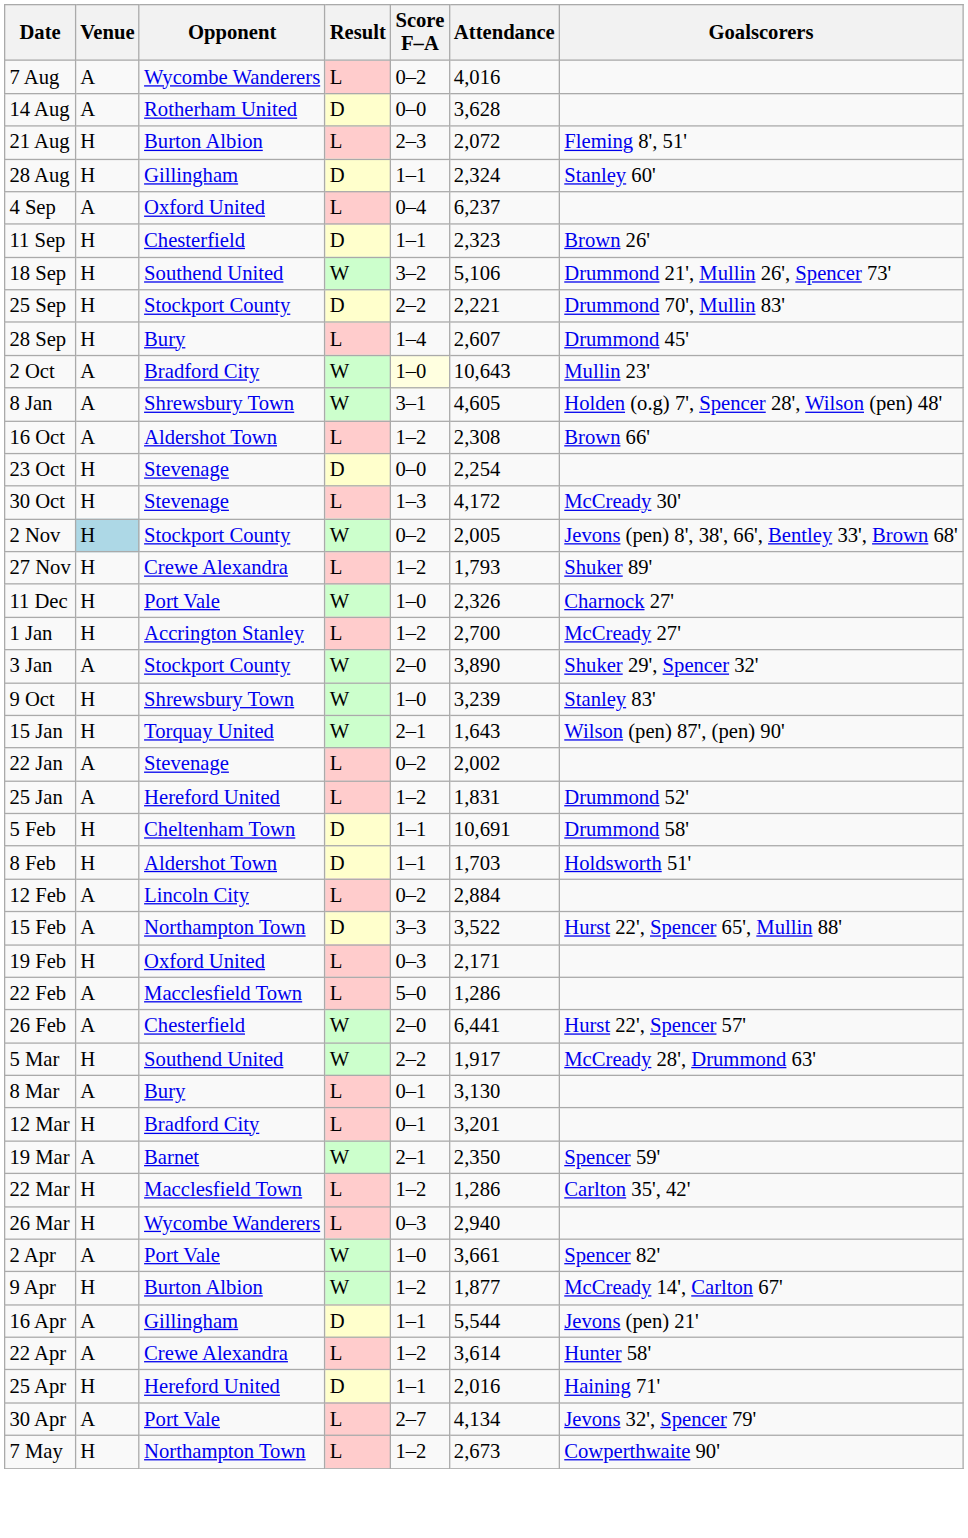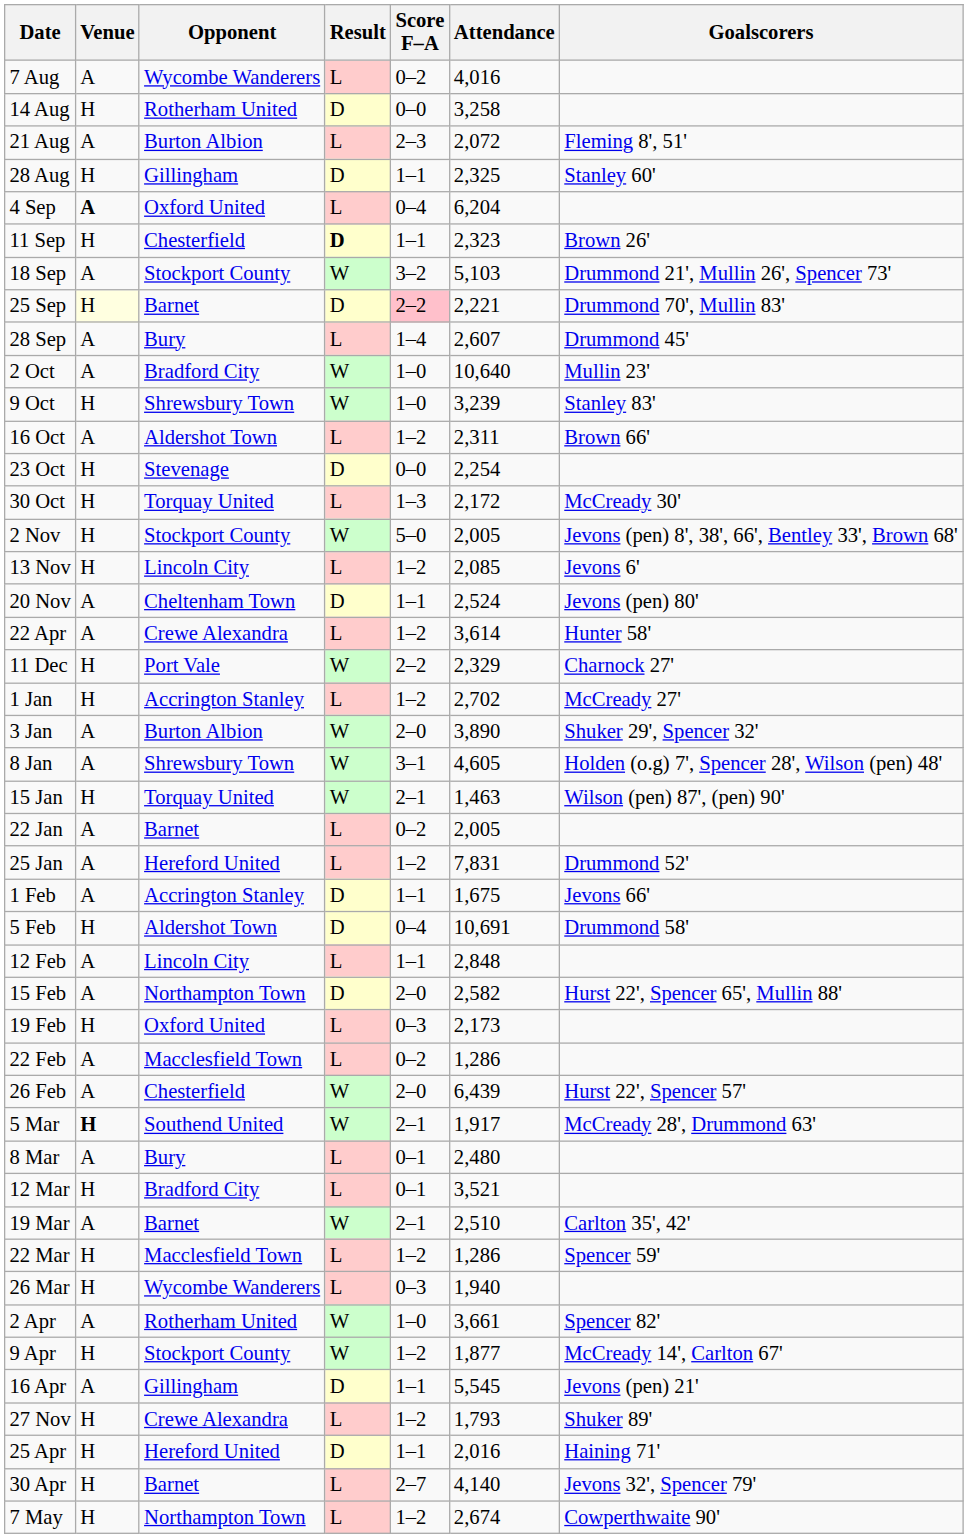(88, 109) A -> (88, 109) H
(477, 109) 3,628 -> (477, 109) 3,258
(88, 142) H -> (88, 142) A
(477, 175) 2,324 -> (477, 175) 2,325
(88, 207) normal -> (88, 207) bold
(477, 207) 6,237 -> (477, 207) 6,204
(337, 240) normal -> (337, 240) bold
(88, 273) H -> (88, 273) A
(214, 273) Southend United -> (217, 273) Stockport County
(477, 273) 5,106 -> (477, 273) 5,103
(88, 305) no background -> (88, 305) lightyellow background
(217, 305) Stockport County -> (172, 305) Barnet
(411, 305) no background -> (411, 305) pink background
(88, 338) H -> (88, 338) A
(411, 371) lightyellow background -> (411, 371) no background
(482, 371) 10,643 -> (482, 371) 10,640
rows swapped: (32, 698) <-> (31, 404)
(477, 436) 2,308 -> (477, 436) 2,311
(186, 502) Stevenage -> (209, 502) Torquay United
(477, 502) 4,172 -> (477, 502) 2,172
(88, 535) lightblue background -> (88, 535) no background
(411, 535) 0–2 -> (411, 535) 5–0
+ row: (40, 567)
+ row: (40, 600)
rows swapped: (40, 567) <-> (38, 1353)
(411, 600) 1–0 -> (411, 666) 2–2
(477, 600) 2,326 -> (477, 666) 2,329
(477, 633) 2,700 -> (477, 698) 2,702
(217, 666) Stockport County -> (203, 731) Burton Albion
(477, 731) 1,643 -> (477, 796) 1,463
(186, 764) Stevenage -> (172, 829) Barnet
(477, 764) 2,002 -> (477, 829) 2,005
(477, 796) 1,831 -> (477, 862) 7,831
+ row: (33, 895)
(220, 829) Cheltenham Town -> (211, 927) Aldershot Town
(411, 829) 1–1 -> (411, 927) 0–4
- row: (33, 862)
(411, 895) 0–2 -> (411, 960) 1–1
(477, 895) 2,884 -> (477, 960) 2,848
(411, 927) 3–3 -> (411, 993) 2–0
(477, 927) 3,522 -> (477, 993) 2,582
(477, 960) 2,171 -> (477, 1026) 2,173
(411, 993) 5–0 -> (411, 1058) 0–2
(477, 1026) 6,441 -> (477, 1091) 6,439
(88, 1058) normal -> (88, 1124) bold
(411, 1058) 2–2 -> (411, 1124) 2–1
(477, 1091) 3,130 -> (477, 1157) 2,480
(477, 1124) 3,201 -> (477, 1189) 3,521
(477, 1157) 2,350 -> (477, 1222) 2,510
(612, 1157) Spencer 59' -> (627, 1222) Carlton 35', 42'
(627, 1189) Carlton 35', 42' -> (612, 1255) Spencer 59'
(477, 1222) 2,940 -> (477, 1287) 1,940
(182, 1255) Port Vale -> (221, 1320) Rotherham United
(203, 1287) Burton Albion -> (217, 1353) Stockport County
(477, 1320) 5,544 -> (477, 1386) 5,545
(88, 1418) A -> (88, 1484) H
(182, 1418) Port Vale -> (172, 1484) Barnet
(477, 1418) 4,134 -> (477, 1484) 4,140
(477, 1451) 2,673 -> (477, 1517) 2,674
